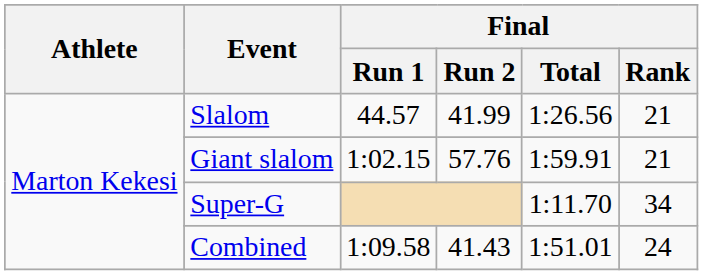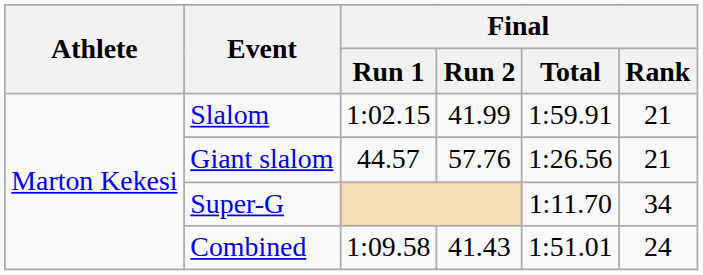(388, 114) 44.57 -> (388, 114) 1:02.15
(570, 114) 1:26.56 -> (570, 114) 1:59.91
(388, 159) 1:02.15 -> (388, 159) 44.57
(570, 159) 1:59.91 -> (570, 159) 1:26.56
